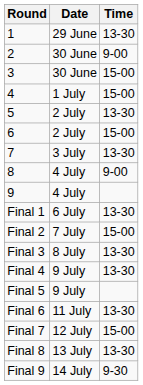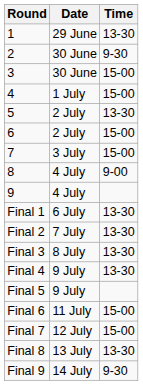(115, 53) 9-00 -> (115, 53) 9-30
(119, 152) 13-30 -> (119, 152) 15-00
(119, 232) 15-00 -> (119, 232) 13-30
(119, 311) 13-30 -> (119, 311) 15-00
